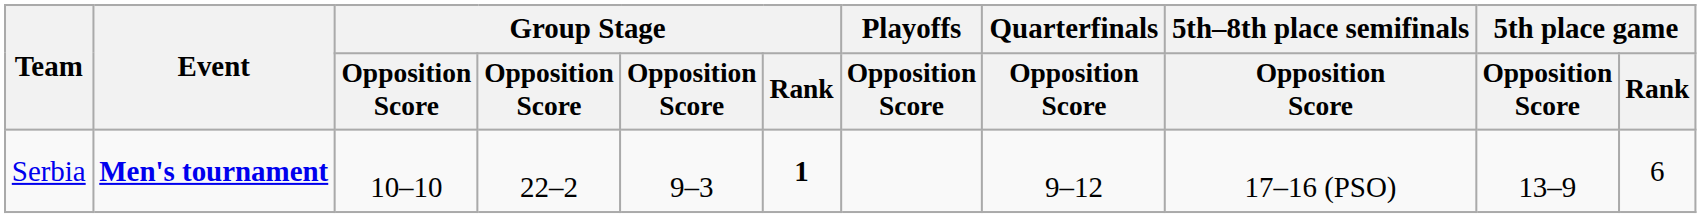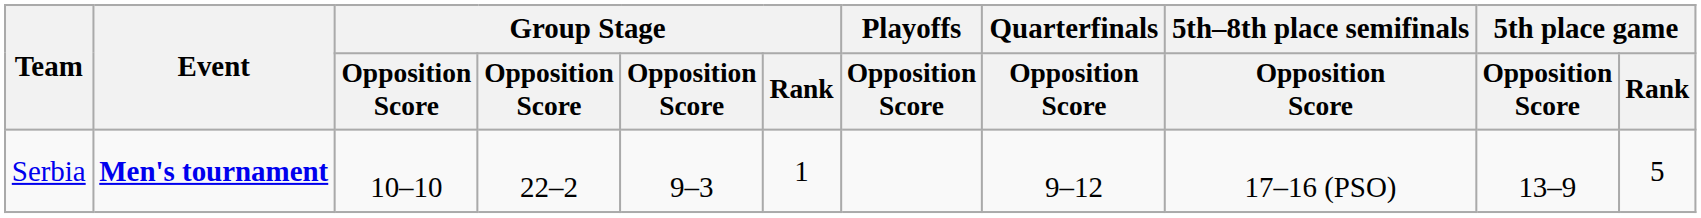(802, 170) bold -> (802, 170) normal
(1657, 170) 6 -> (1657, 170) 5
